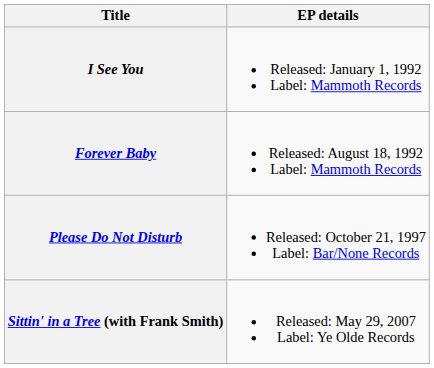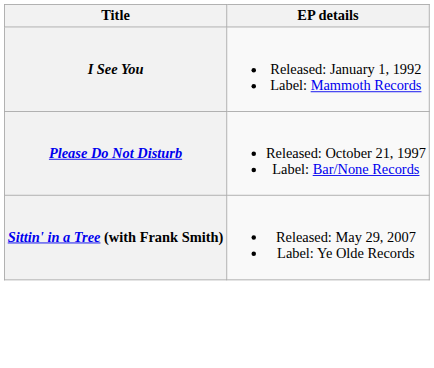- row: (116, 153)
